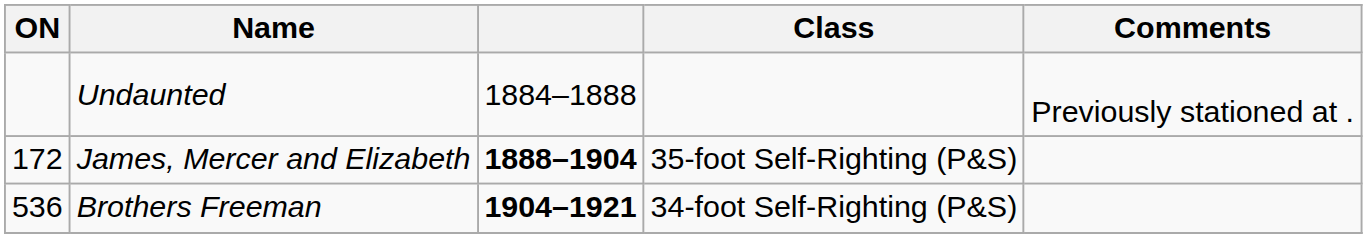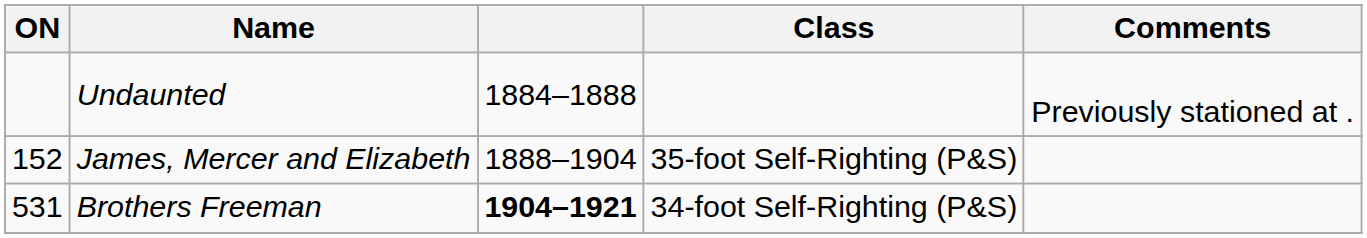(37, 159) 172 -> (37, 159) 152
(560, 159) bold -> (560, 159) normal
(37, 207) 536 -> (37, 207) 531
